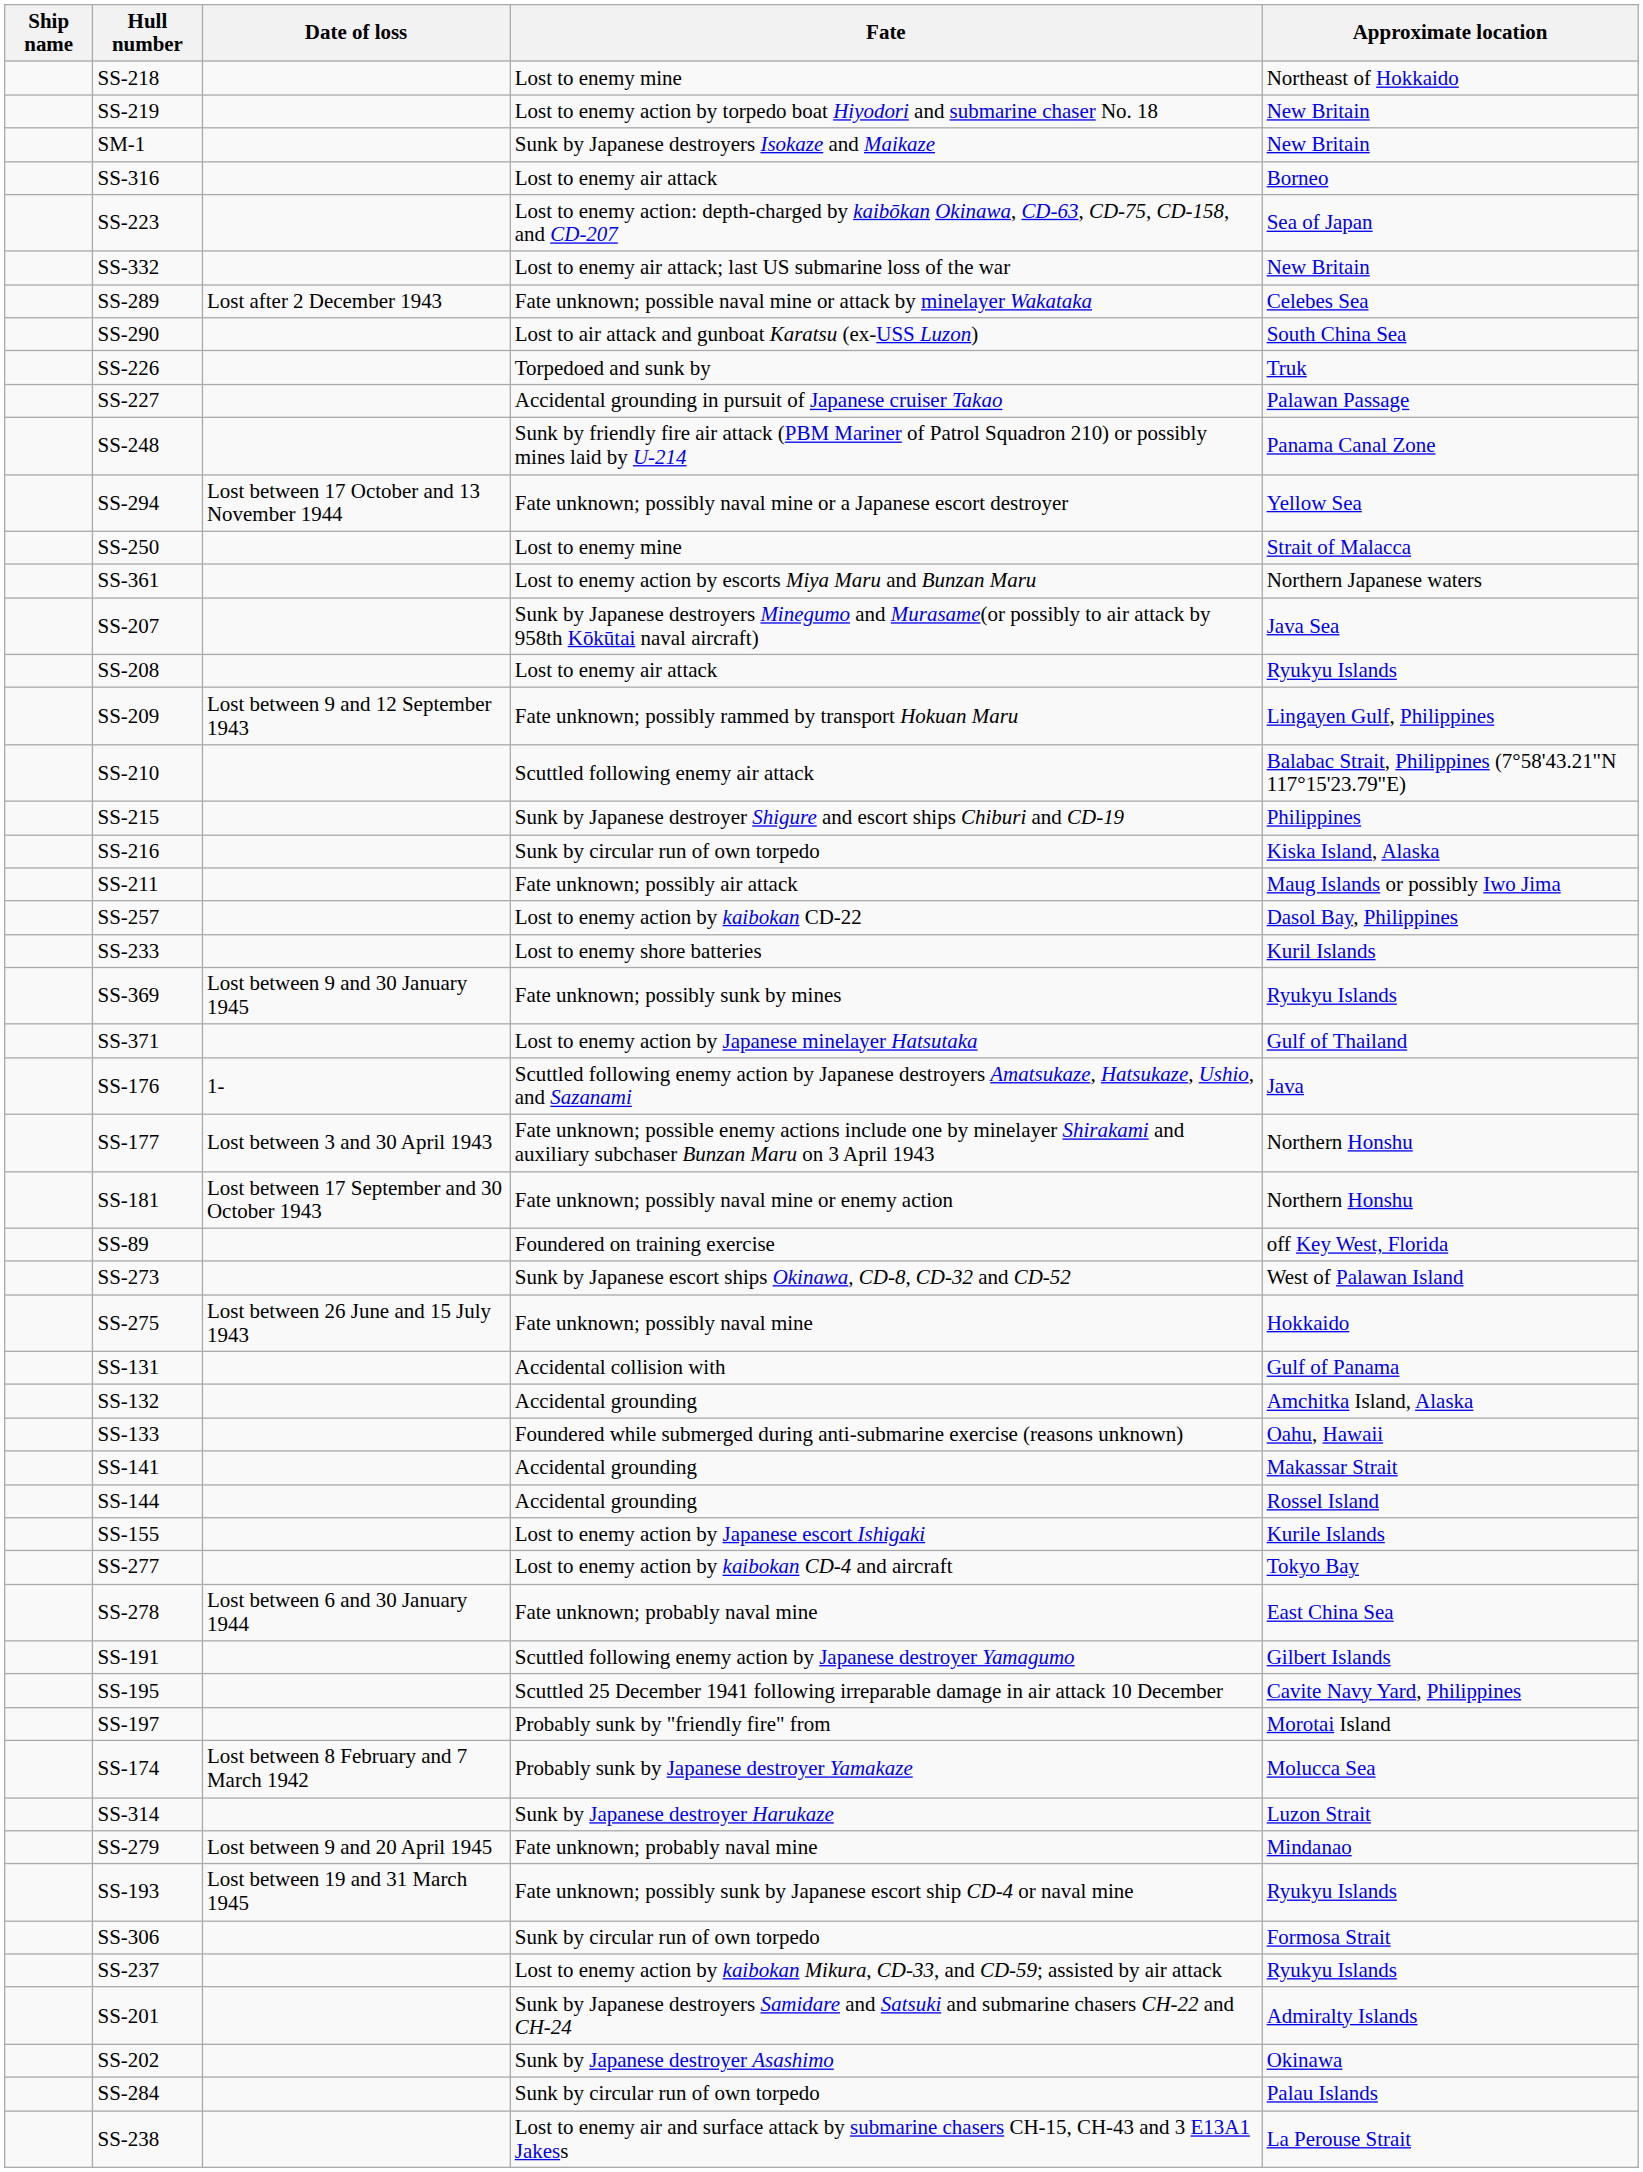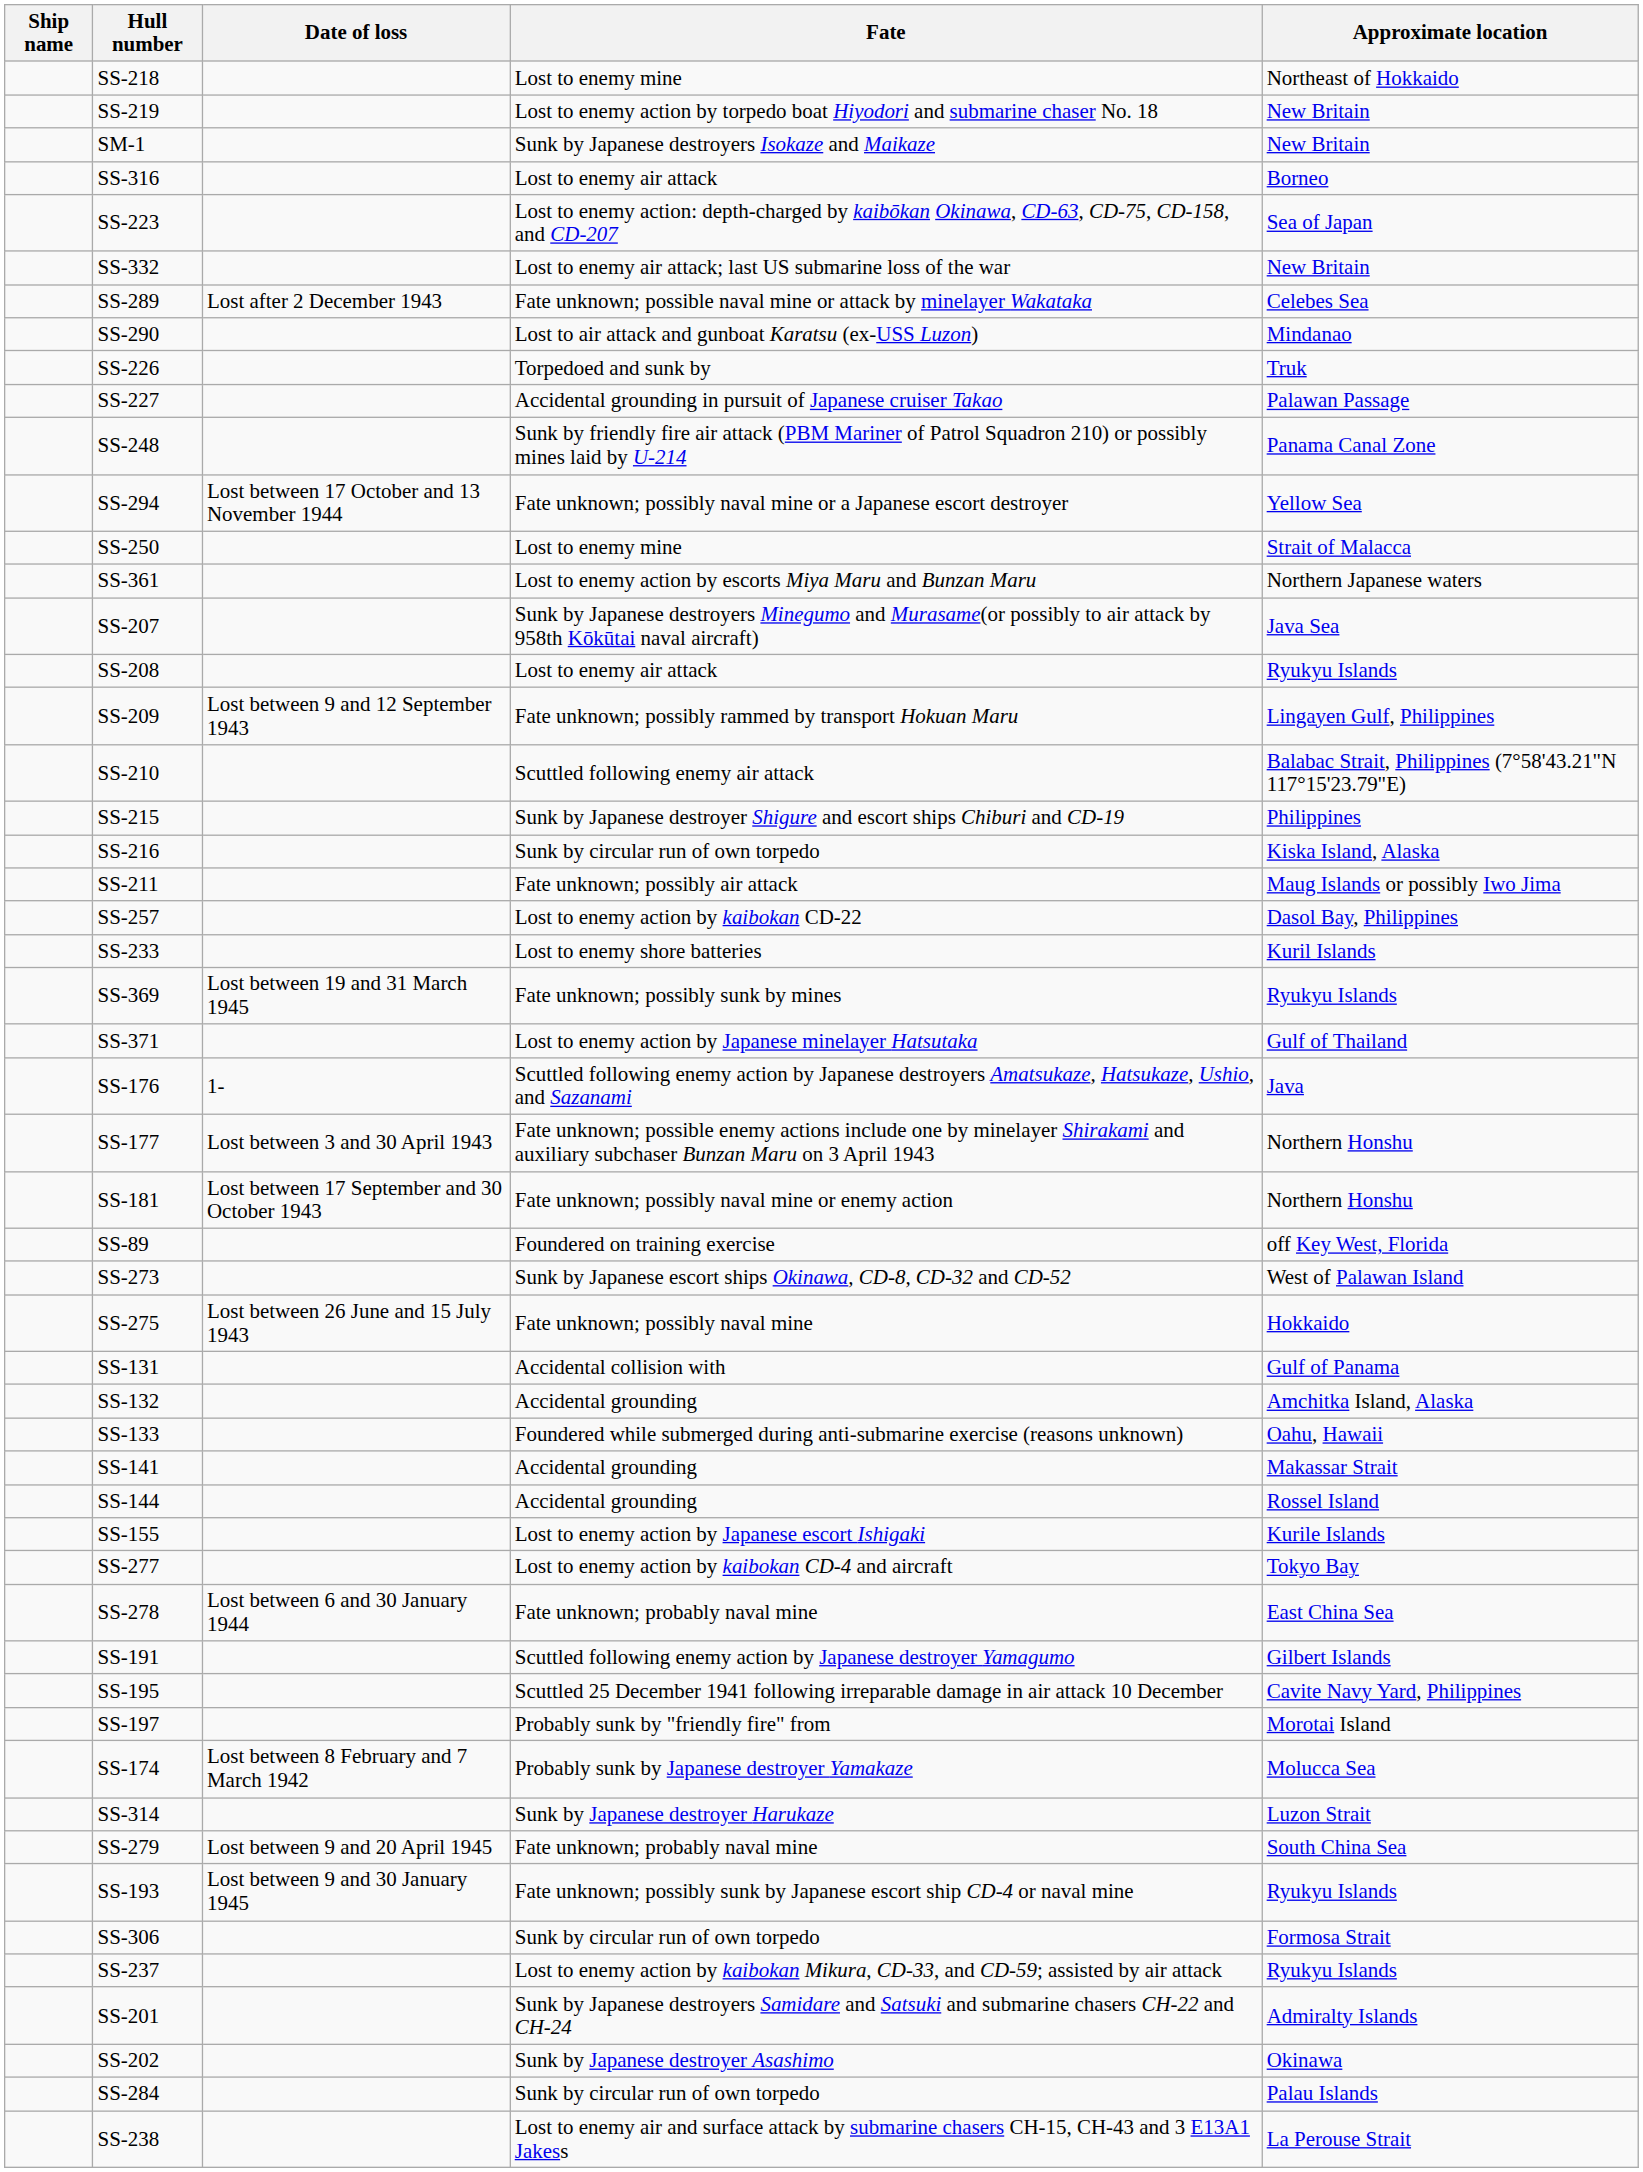(1337, 334) South China Sea -> (1309, 334) Mindanao
(337, 995) Lost between 9 and 30 January 1945 -> (337, 995) Lost between 19 and 31 March 1945
(1309, 1847) Mindanao -> (1337, 1847) South China Sea
(337, 1892) Lost between 19 and 31 March 1945 -> (337, 1892) Lost between 9 and 30 January 1945
